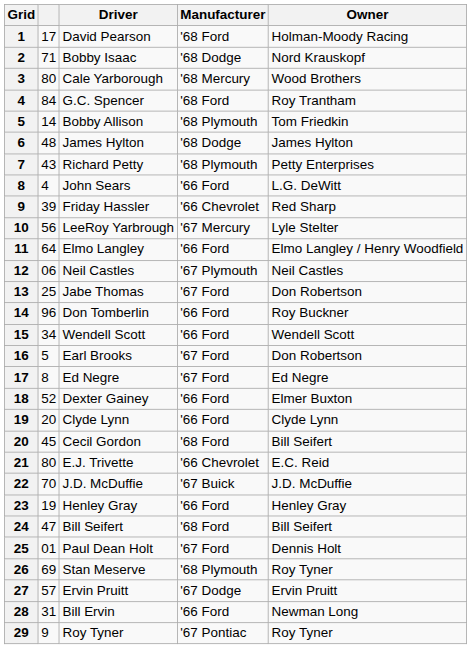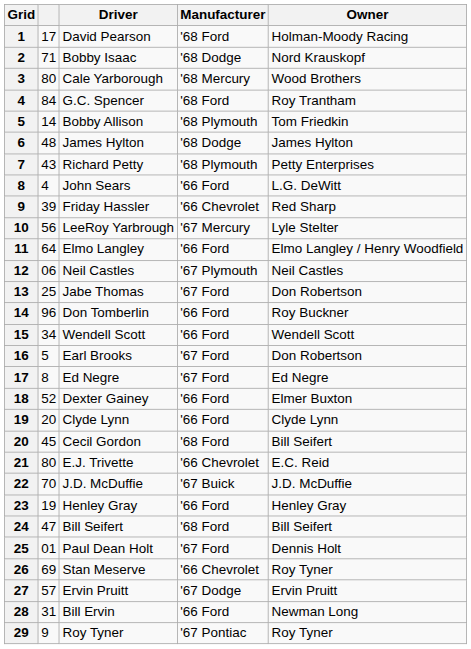(219, 569) '68 Plymouth -> (220, 569) '66 Chevrolet
